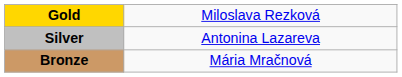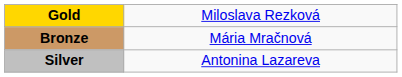rows swapped: (64, 38) <-> (64, 60)
